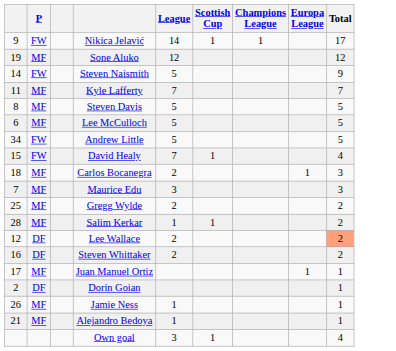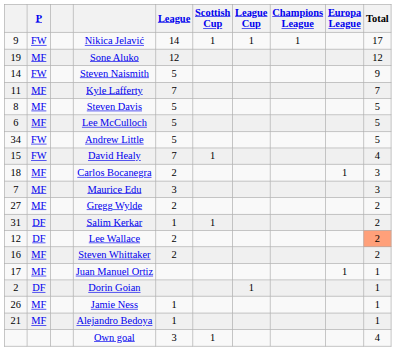+ column: (251, 18)
(16, 205) 25 -> (16, 205) 27
(16, 222) 28 -> (16, 222) 31
(39, 222) MF -> (39, 222) DF
(39, 255) DF -> (39, 255) MF
